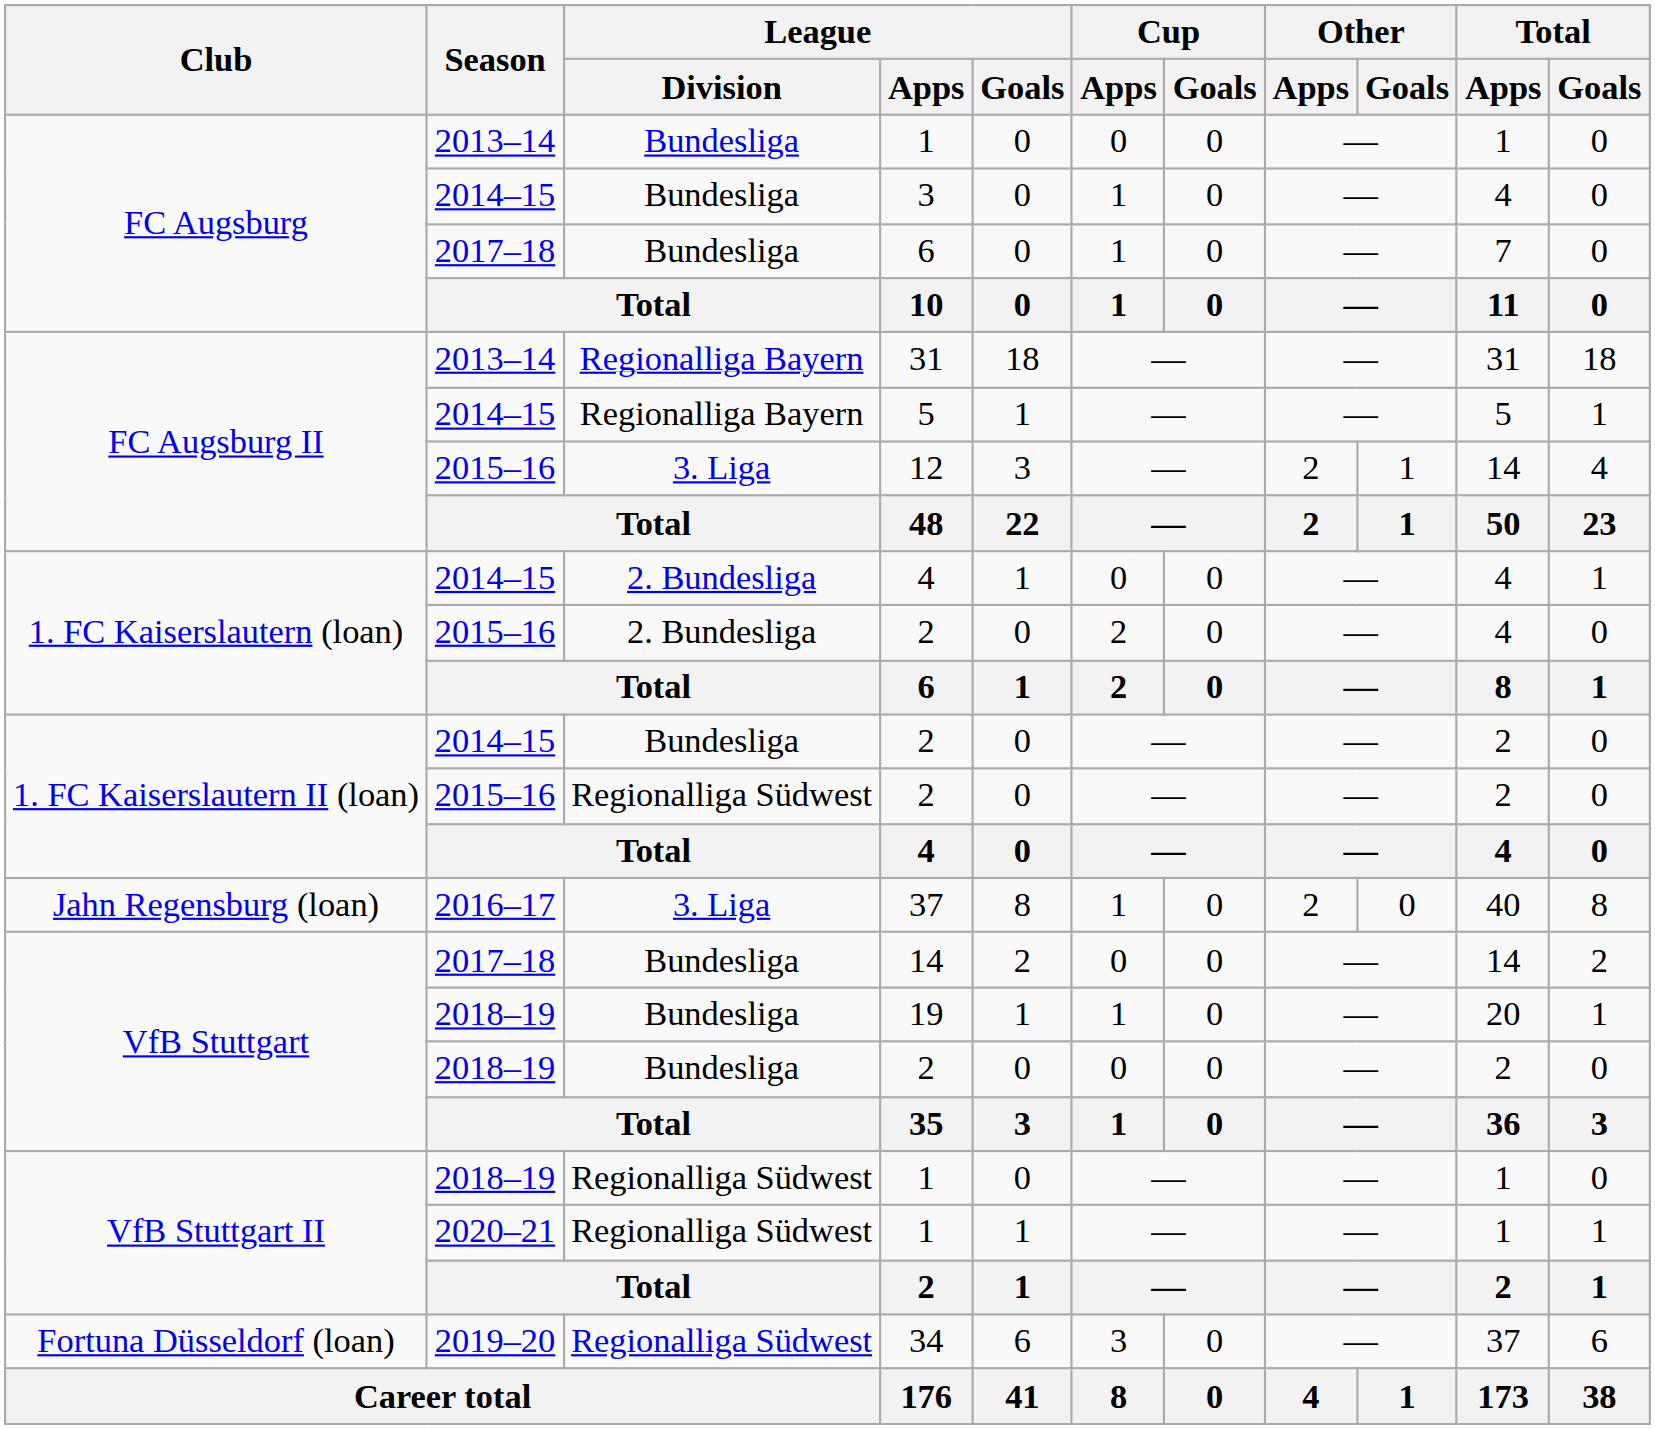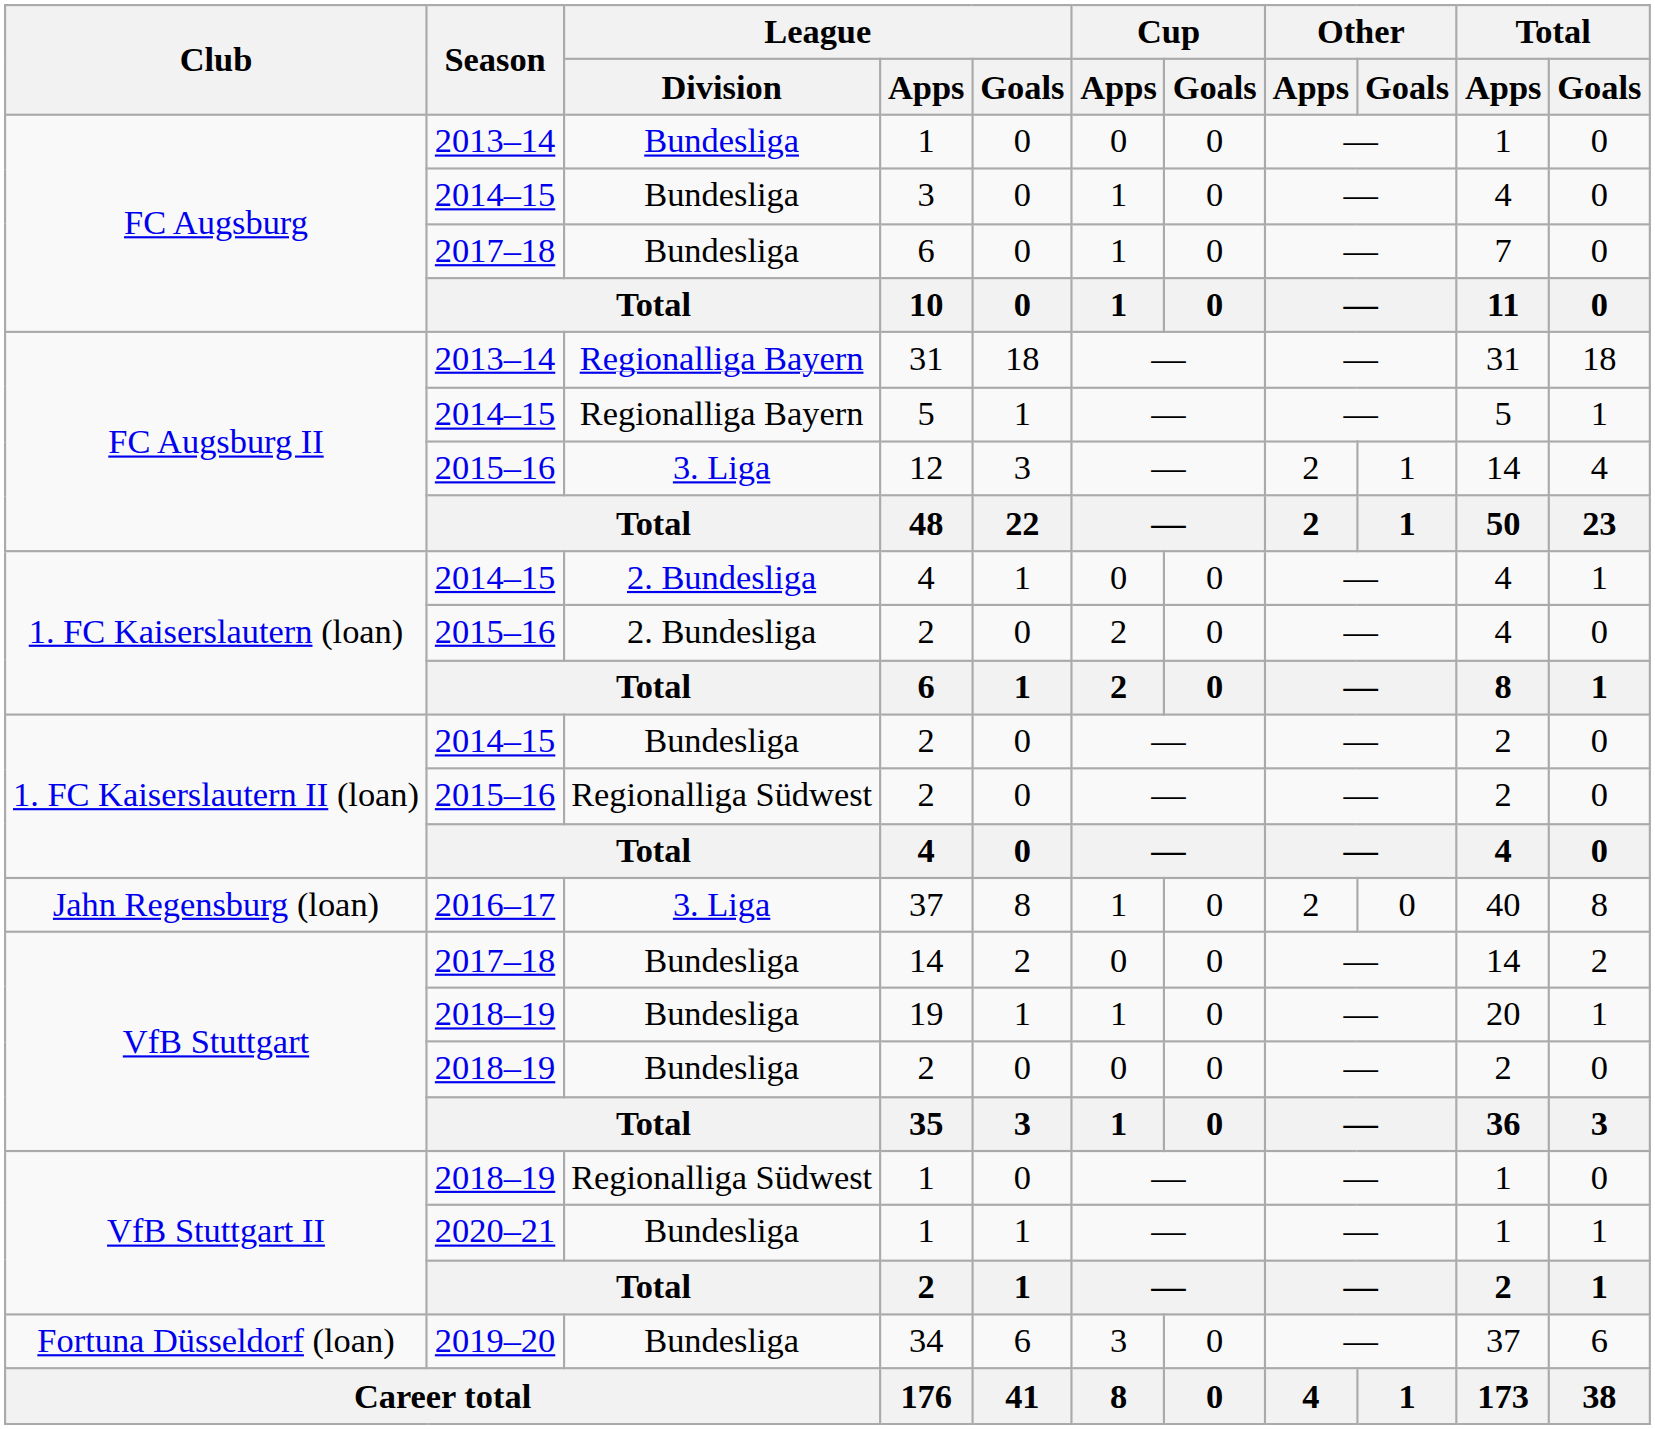(722, 1232) Regionalliga Südwest -> (722, 1232) Bundesliga
(722, 1341) Regionalliga Südwest -> (722, 1341) Bundesliga
